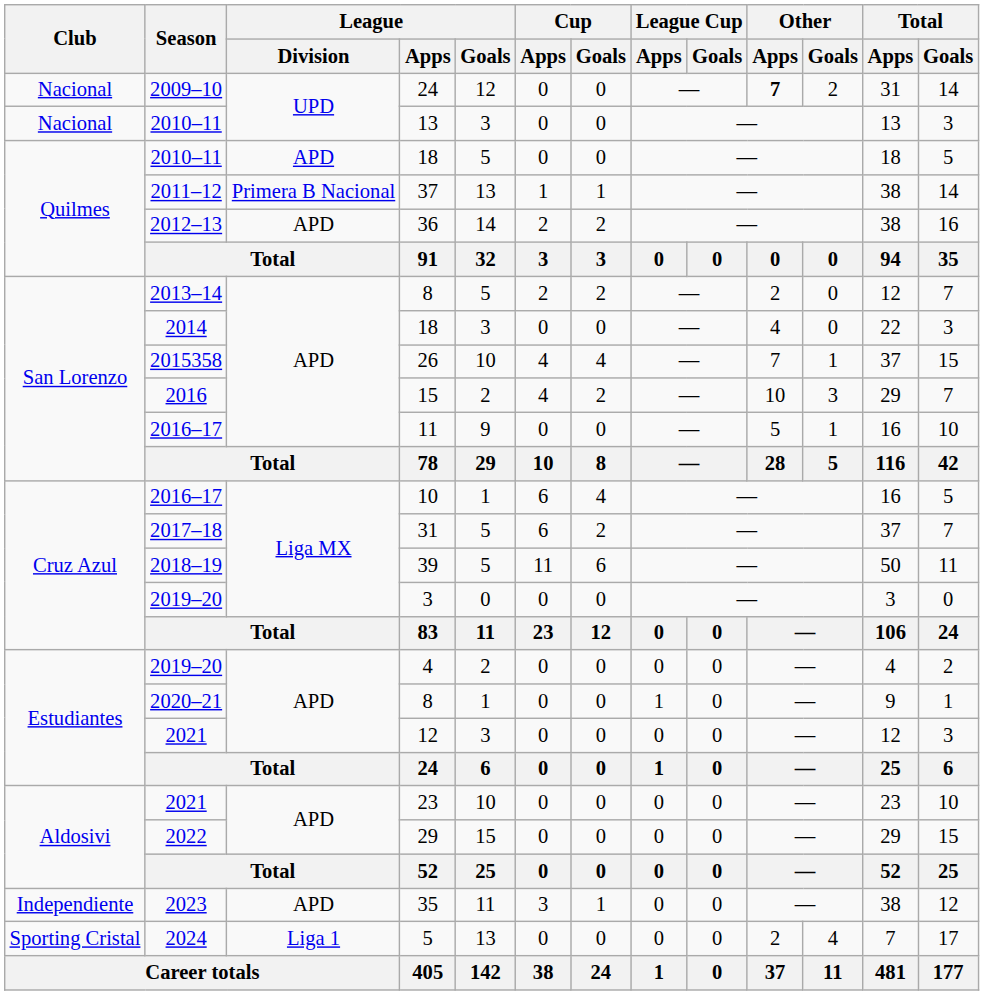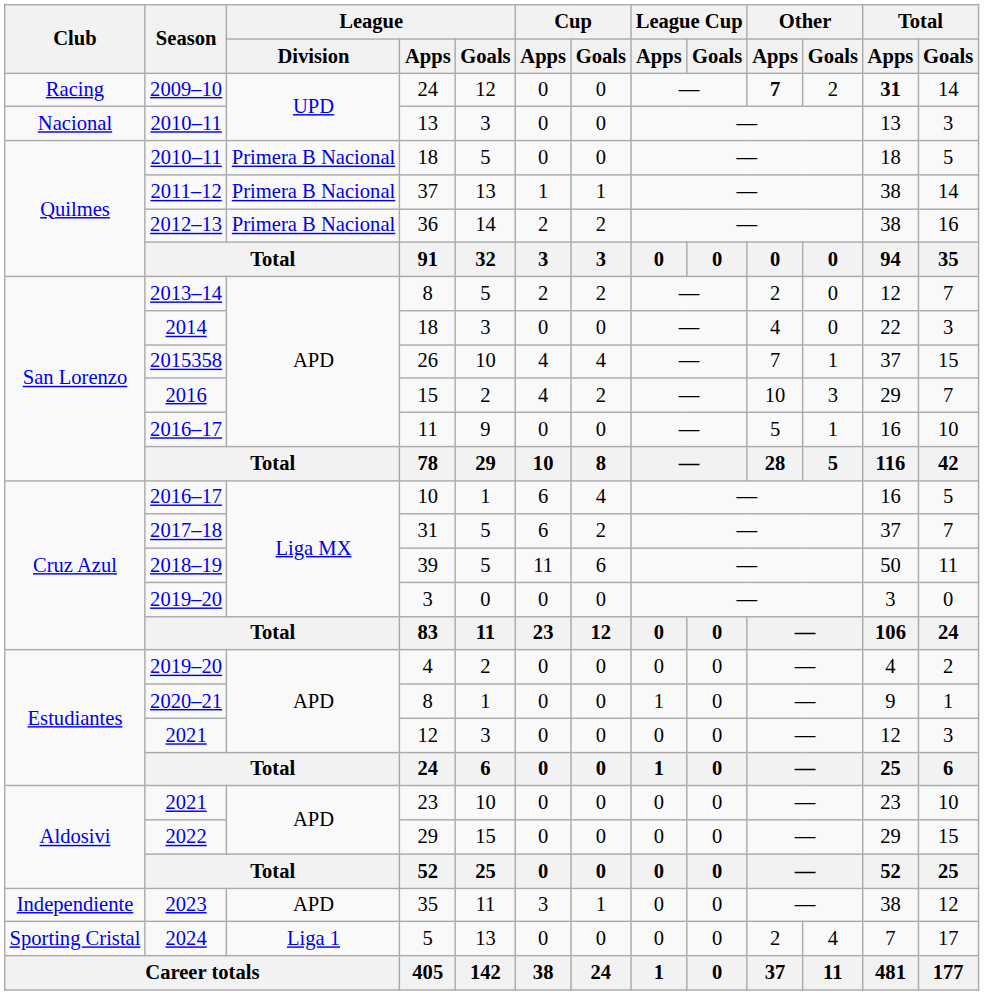(75, 89) Nacional -> (75, 89) Racing
(890, 89) normal -> (890, 89) bold
(314, 157) APD -> (314, 157) Primera B Nacional
(314, 225) APD -> (314, 225) Primera B Nacional
